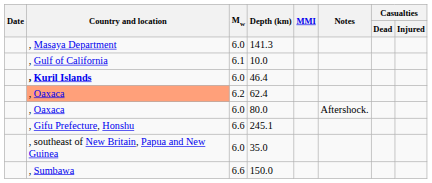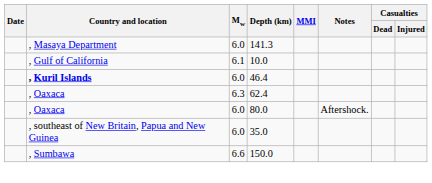(47, 93) lightsalmon background -> (47, 93) no background
(238, 93) 6.2 -> (238, 93) 6.3
- row: (261, 126)
